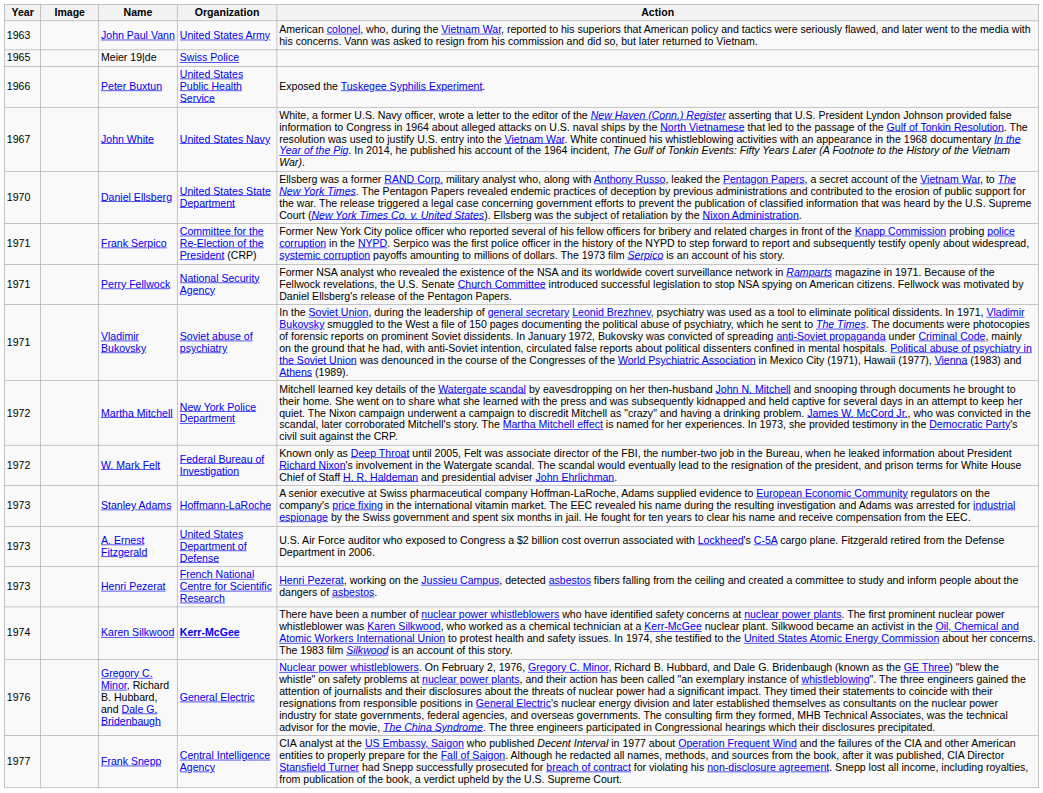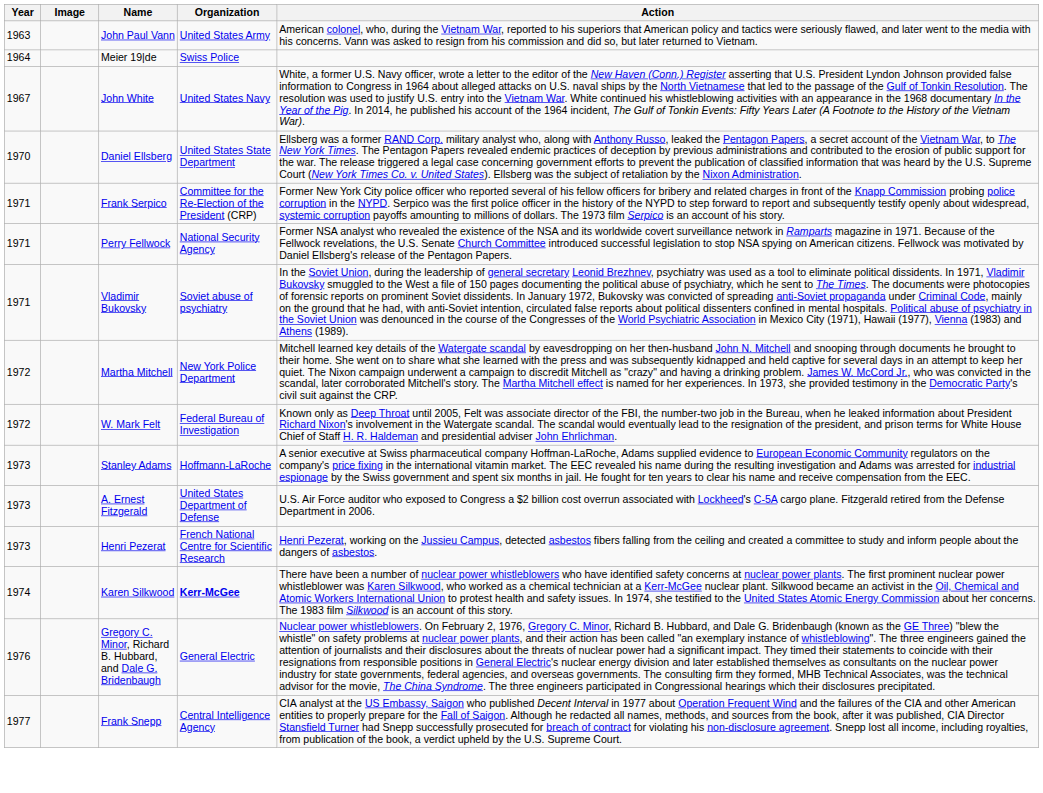(19, 58) 1965 -> (19, 58) 1964
- row: (132, 86)
